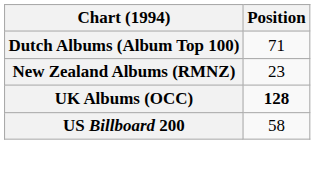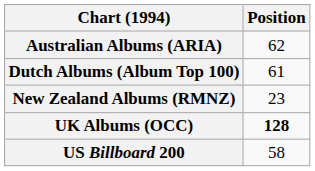+ row: (124, 44)
(276, 44) 71 -> (276, 71) 61
